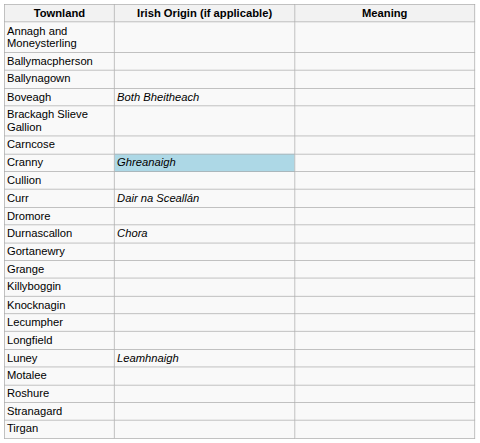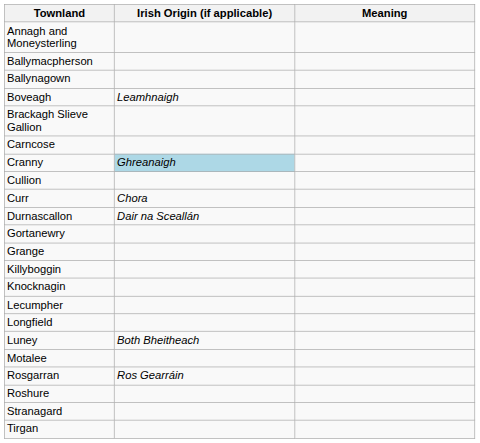(158, 97) Both Bheitheach -> (148, 97) Leamhnaigh
(158, 198) Dair na Sceallán -> (132, 198) Chora
- row: (29, 216)
(132, 233) Chora -> (158, 216) Dair na Sceallán
(148, 358) Leamhnaigh -> (158, 340) Both Bheitheach
+ row: (33, 376)
